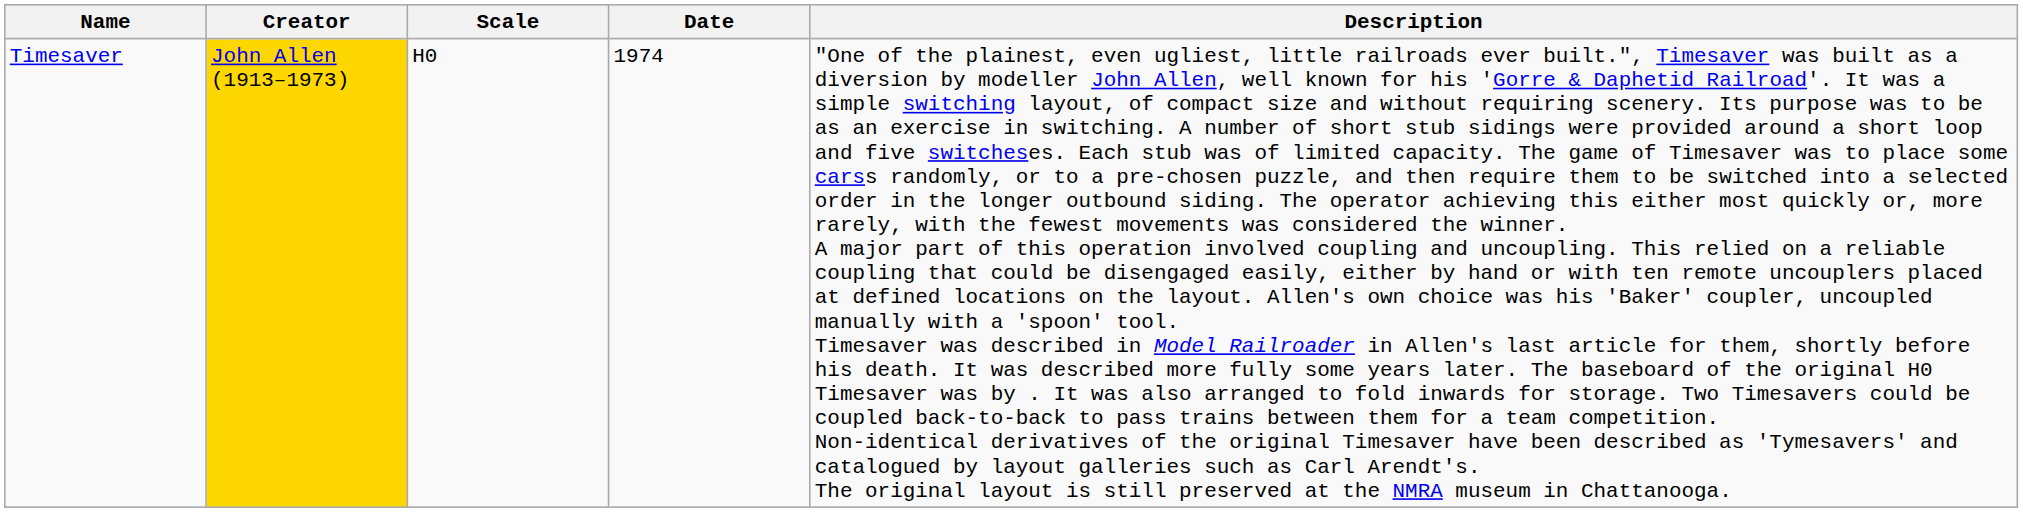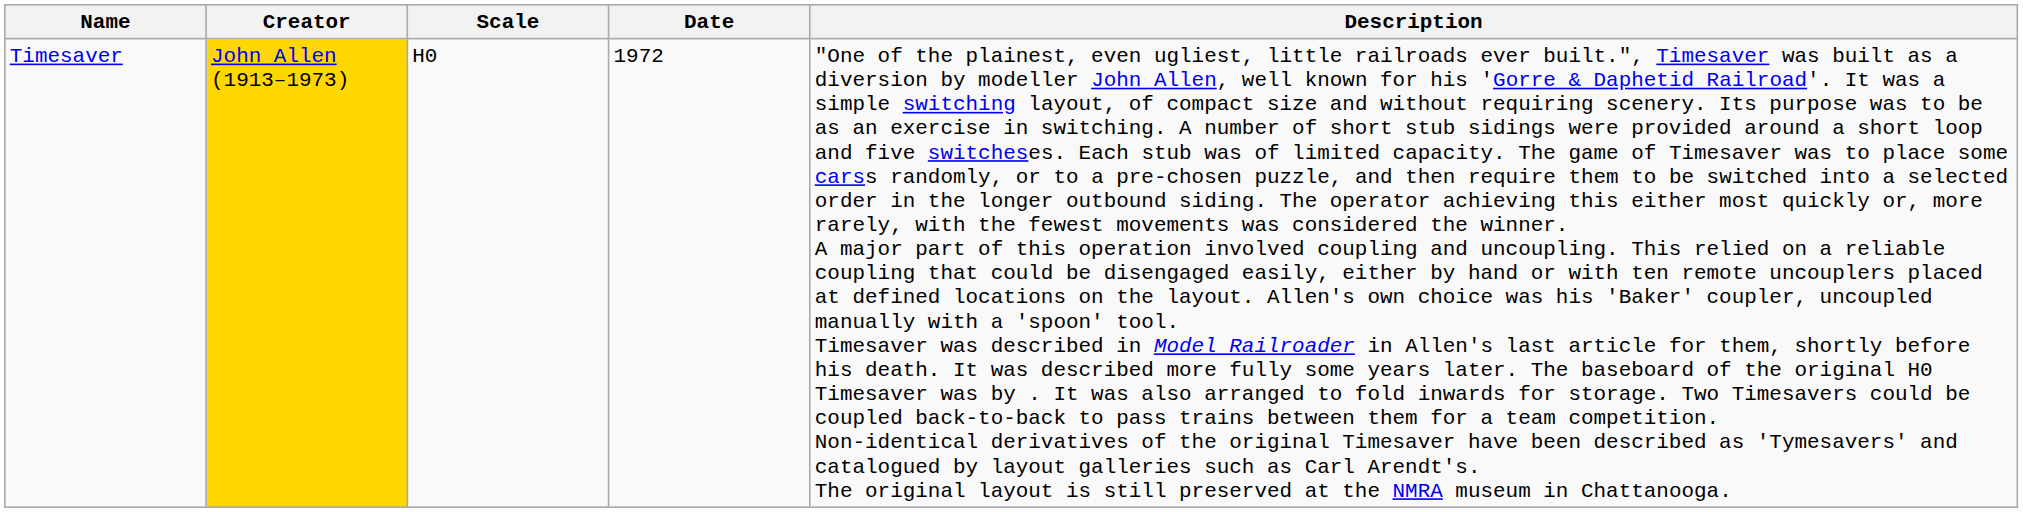(639, 56) 1974 -> (639, 56) 1972
